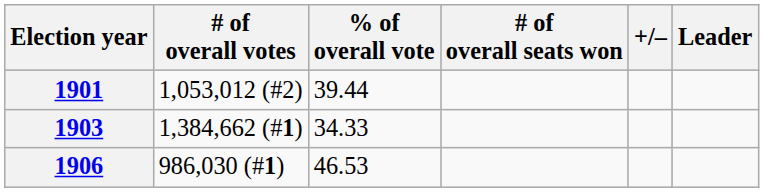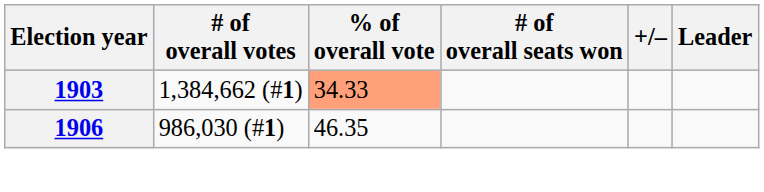- row: (79, 89)
(341, 128) no background -> (341, 89) lightsalmon background
(341, 166) 46.53 -> (341, 128) 46.35
